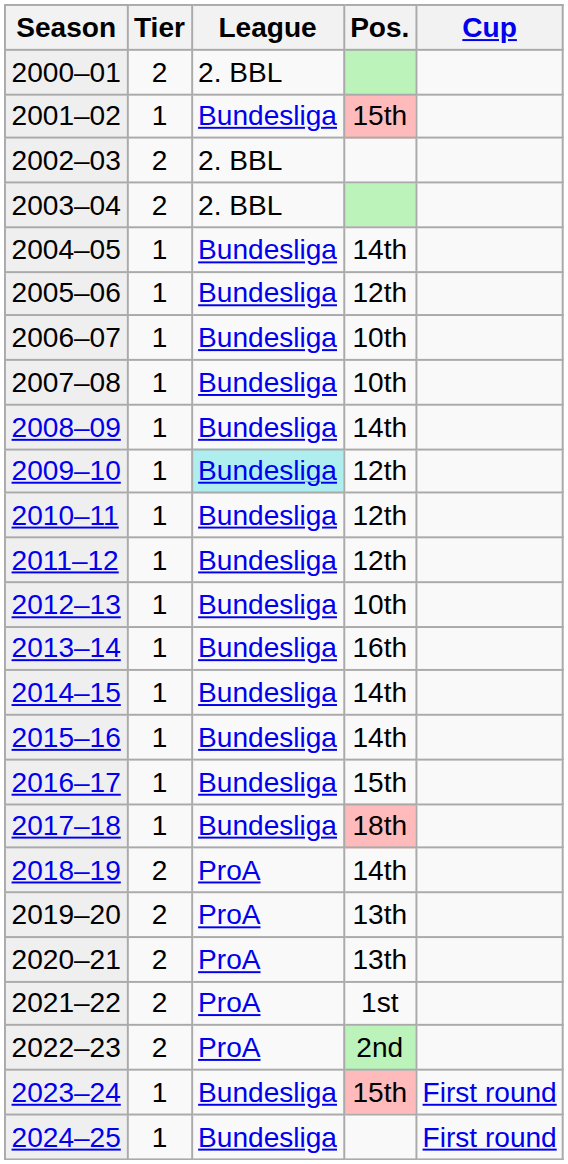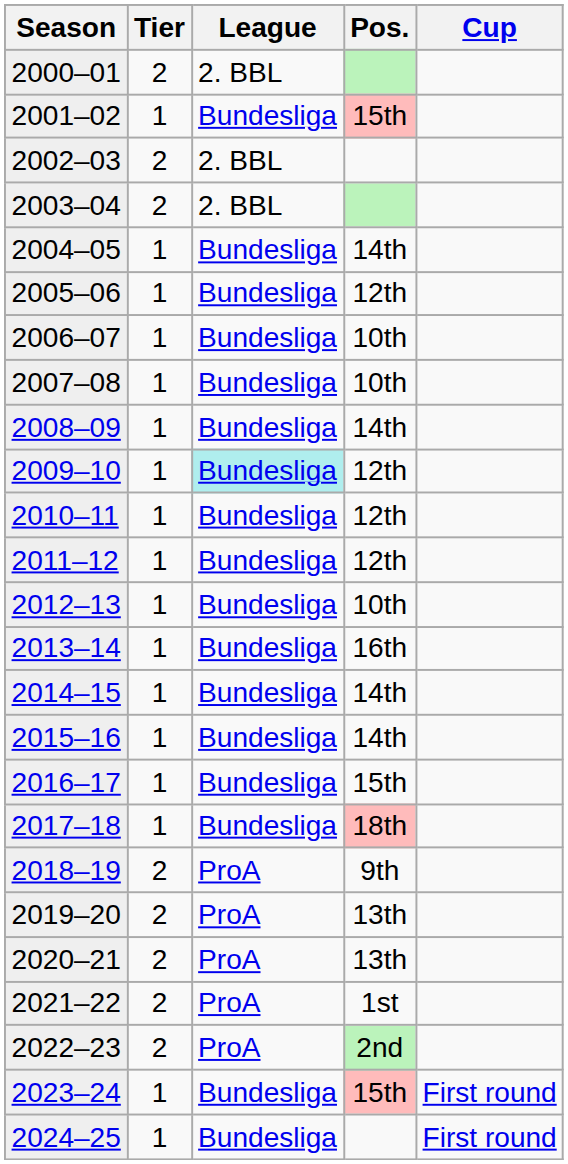(380, 870) 14th -> (380, 870) 9th
